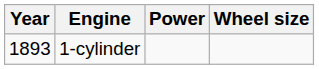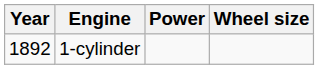(30, 49) 1893 -> (30, 49) 1892
